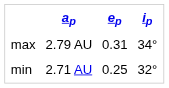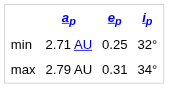rows swapped: (21, 69) <-> (23, 45)
